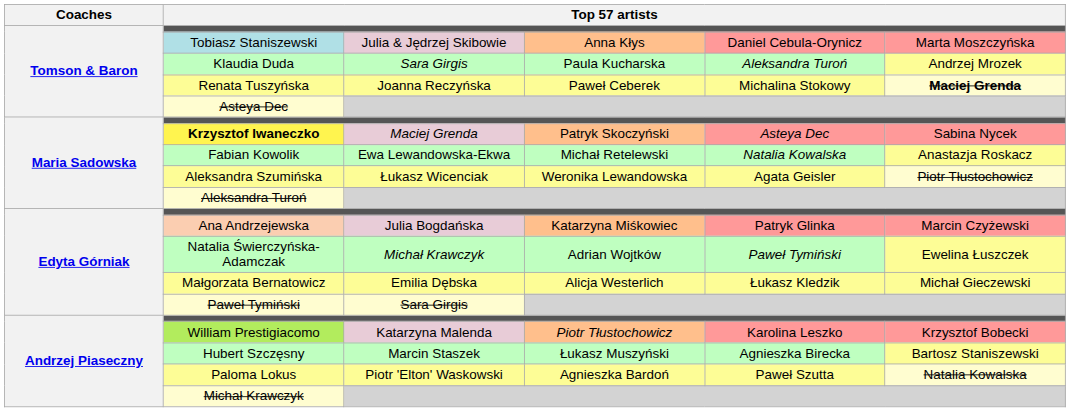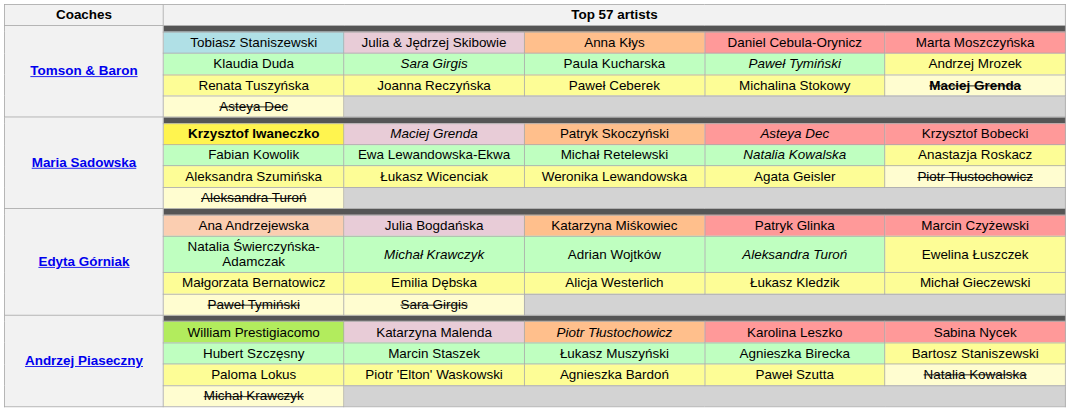(795, 63) Aleksandra Turoń -> (795, 63) Paweł Tymiński
(975, 134) Sabina Nycek -> (975, 134) Krzysztof Bobecki
(795, 254) Paweł Tymiński -> (795, 254) Aleksandra Turoń
(975, 332) Krzysztof Bobecki -> (975, 332) Sabina Nycek
